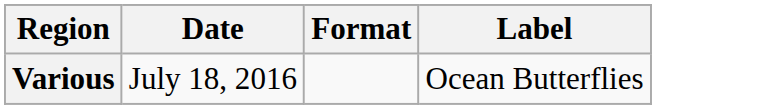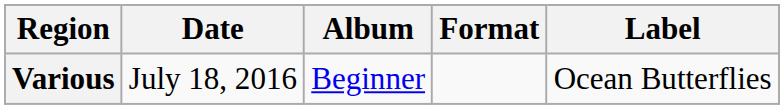+ column: (368, 29)
